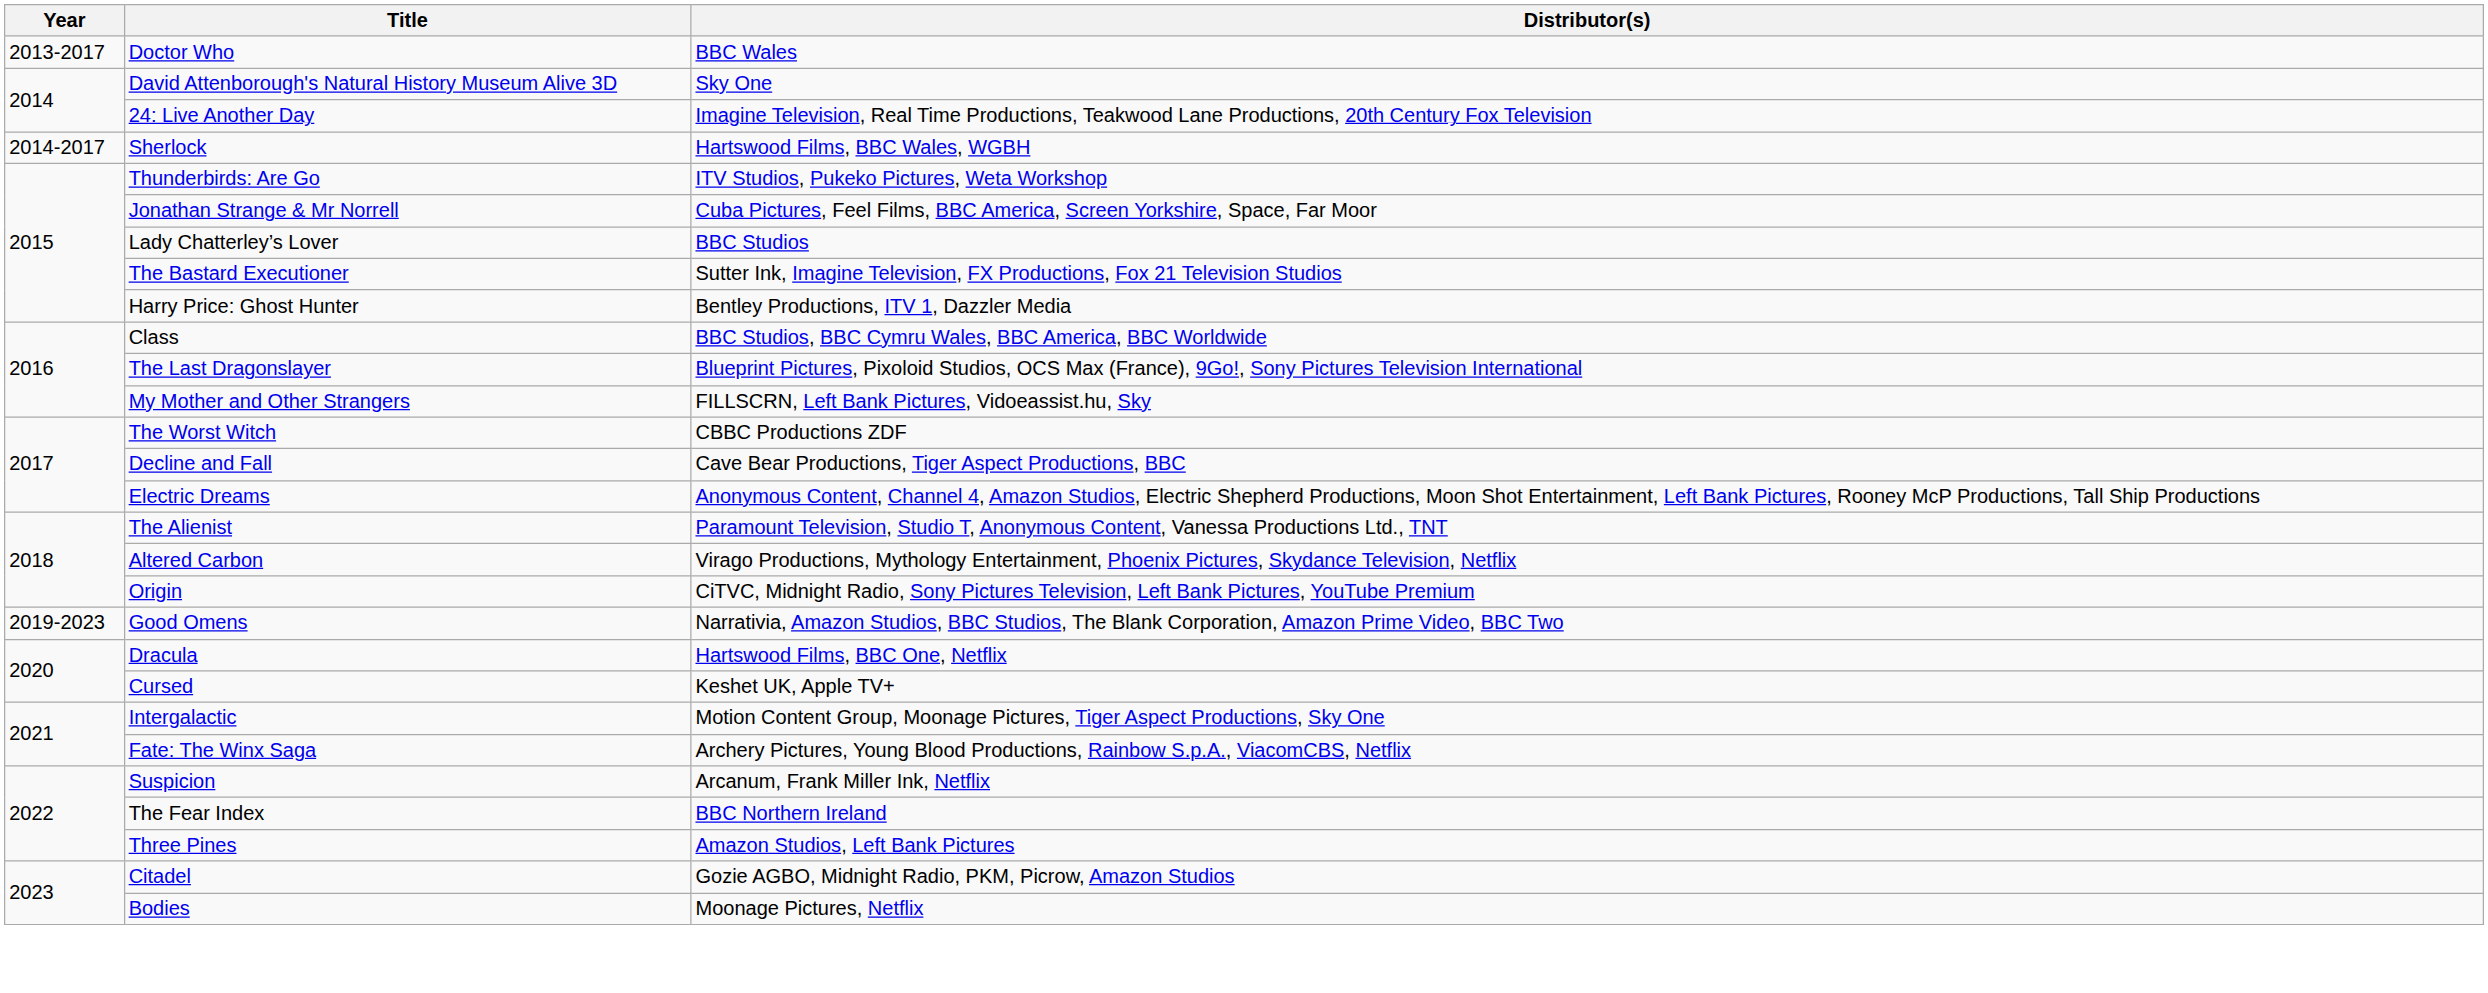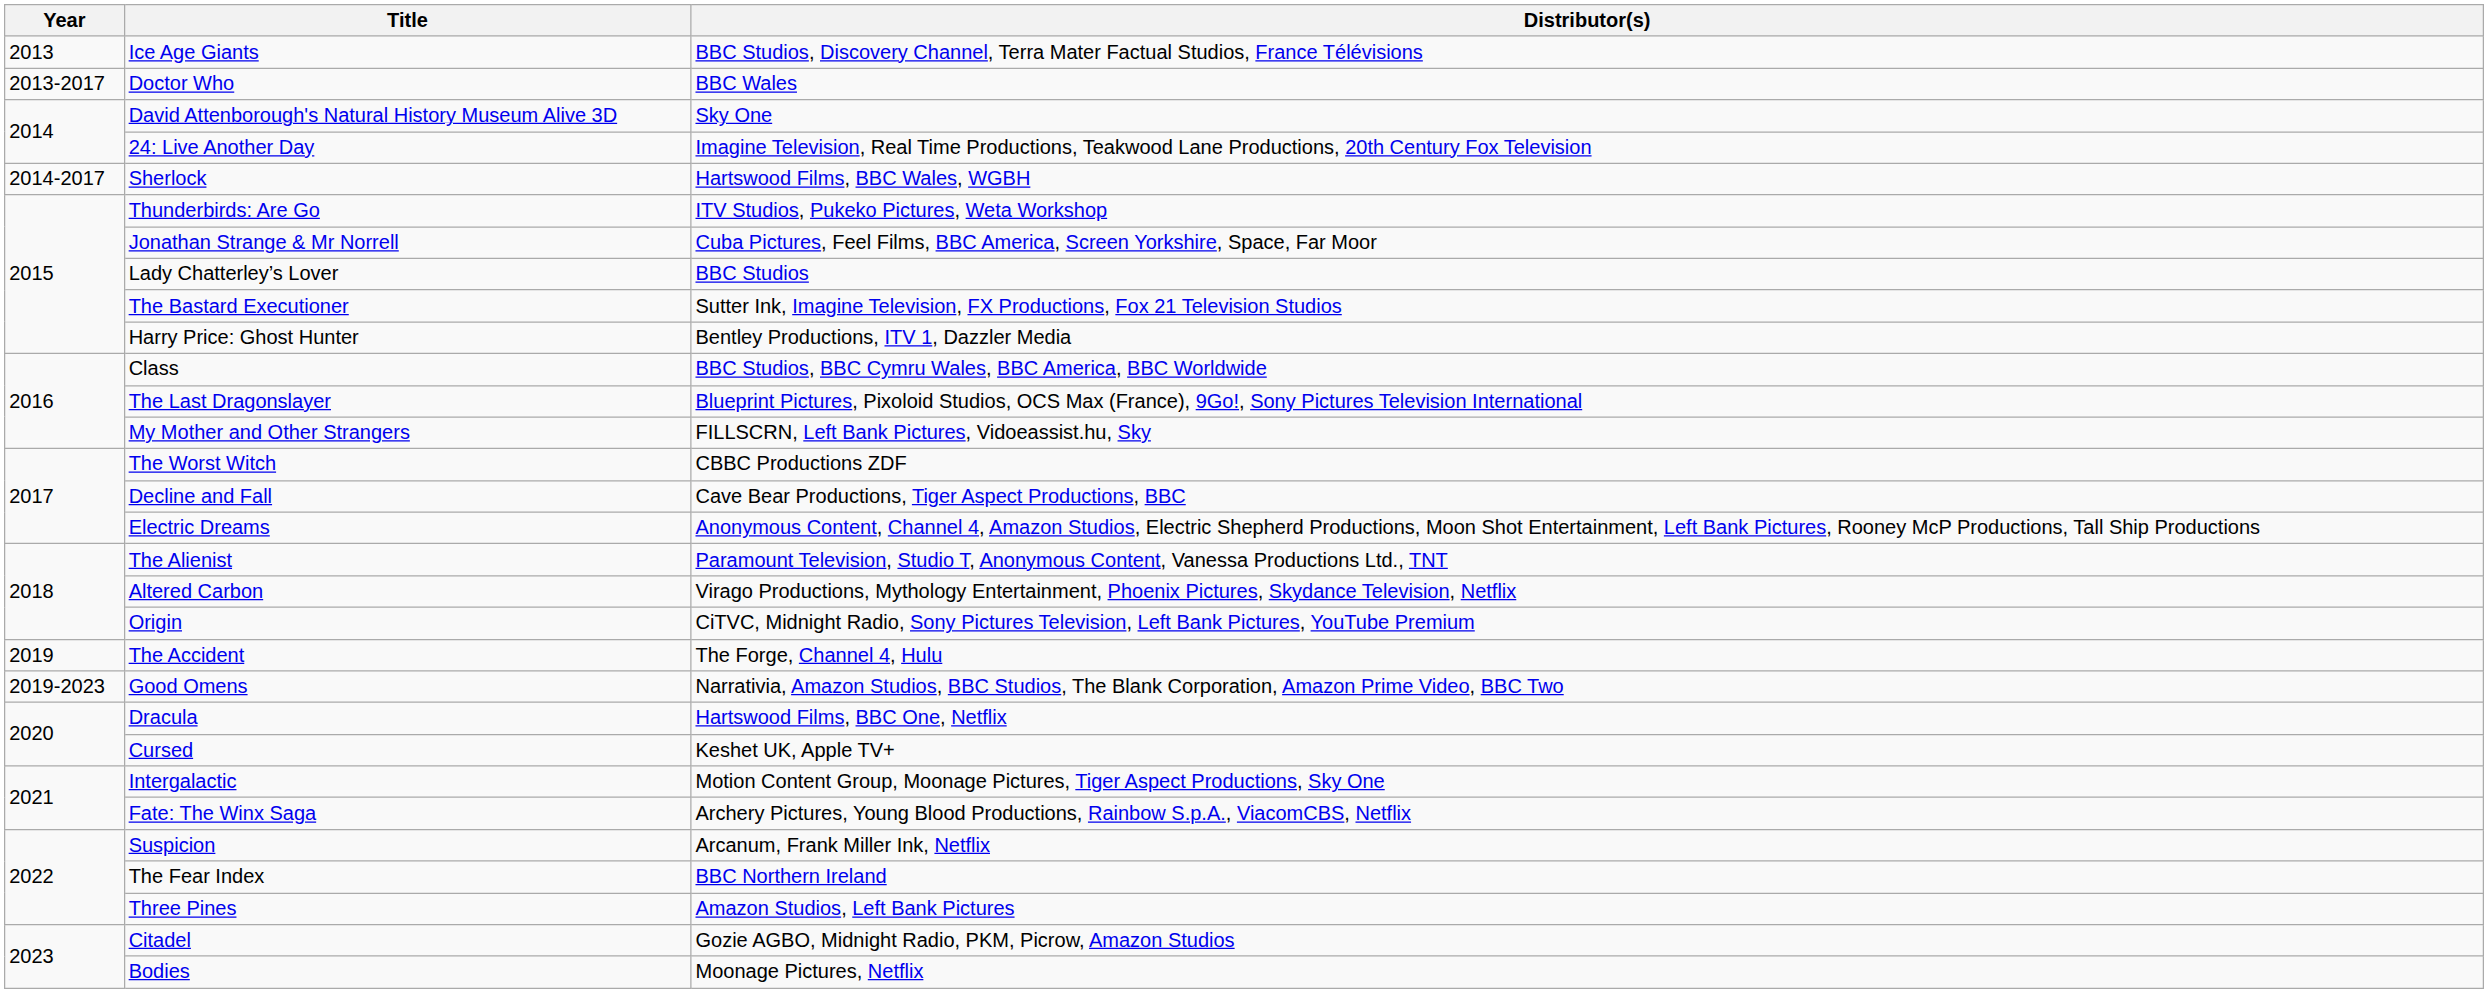+ row: (194, 52)
+ row: (186, 654)
